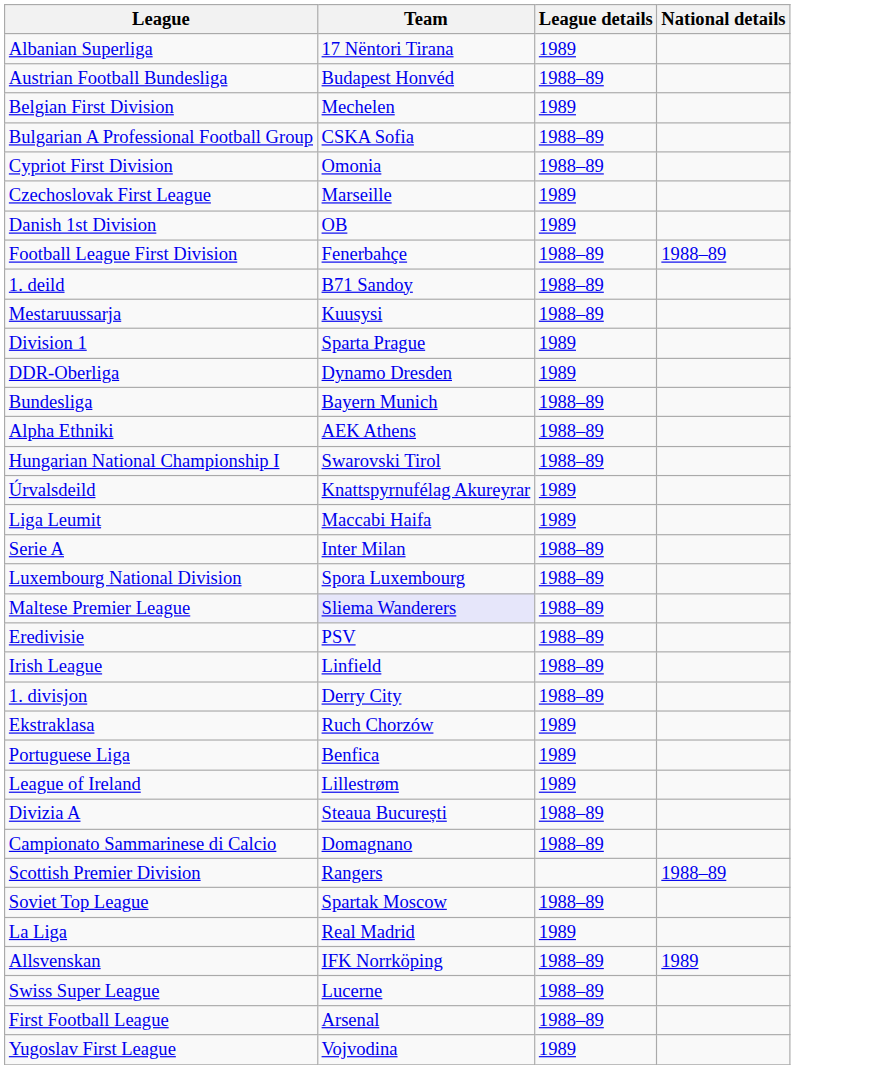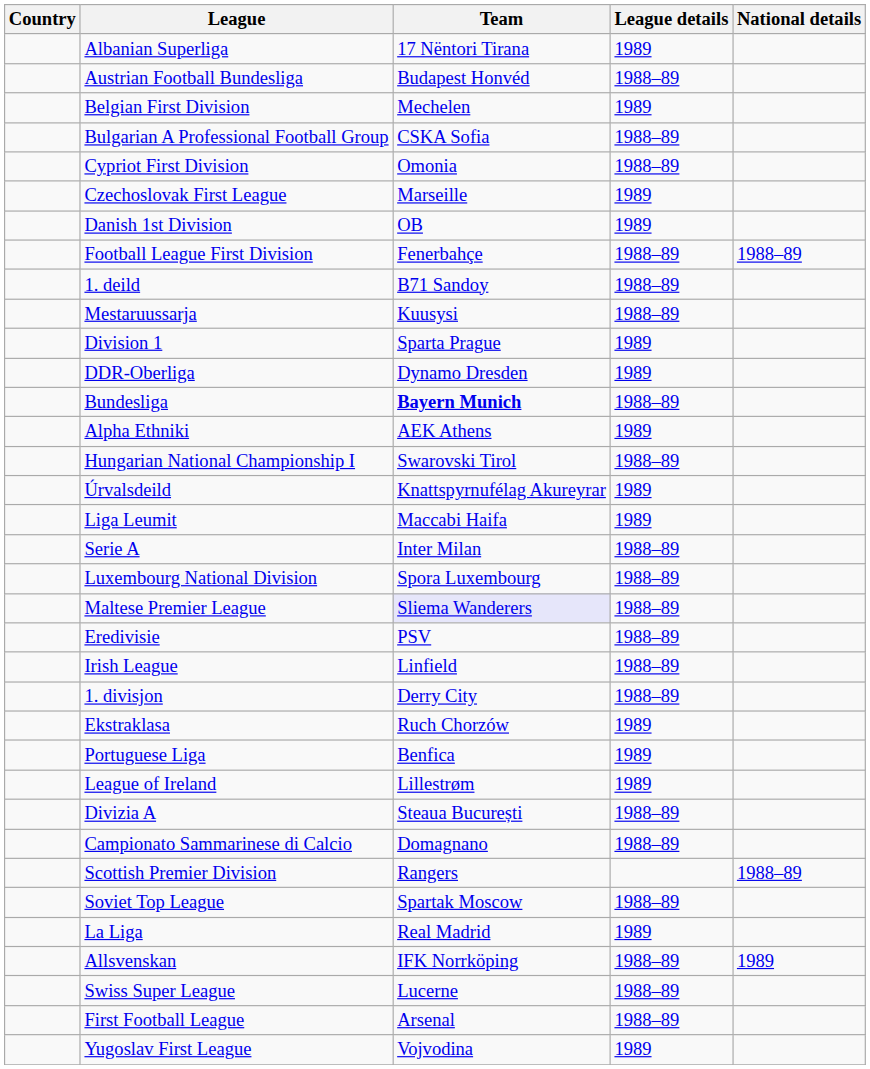+ column: (42, 19)
(380, 401) normal -> (459, 401) bold
(571, 431) 1988–89 -> (633, 431) 1989
